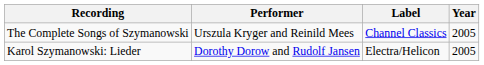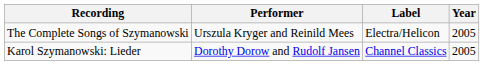(406, 32) Channel Classics -> (402, 32) Electra/Helicon
(402, 51) Electra/Helicon -> (406, 51) Channel Classics
